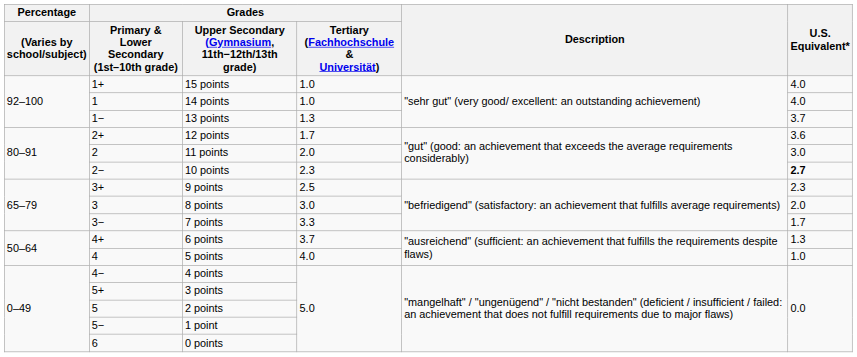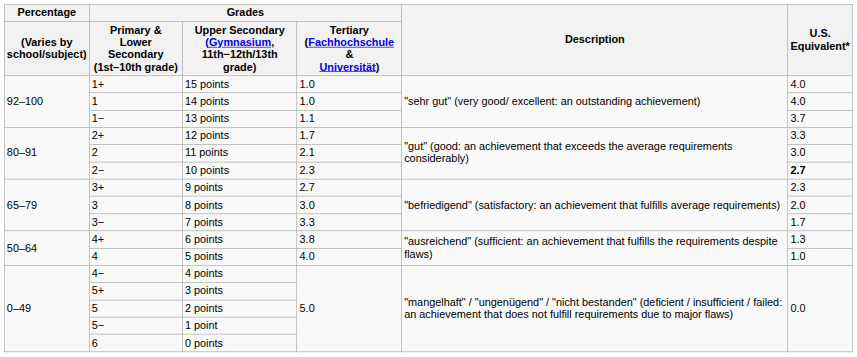(307, 118) 1.3 -> (307, 118) 1.1
(798, 136) 3.6 -> (798, 136) 3.3
(307, 153) 2.0 -> (307, 153) 2.1
(307, 187) 2.5 -> (307, 187) 2.7
(307, 239) 3.7 -> (307, 239) 3.8
